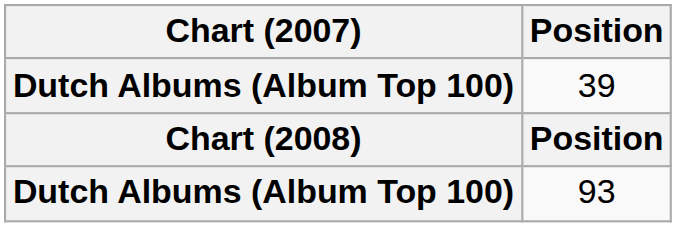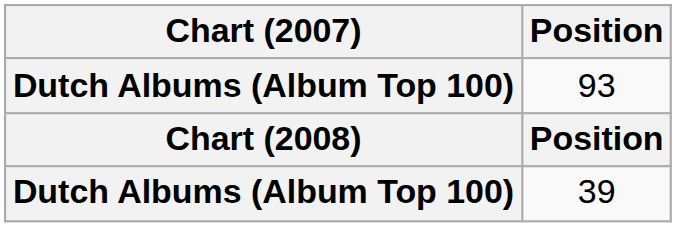rows swapped: (597, 85) <-> (597, 192)
